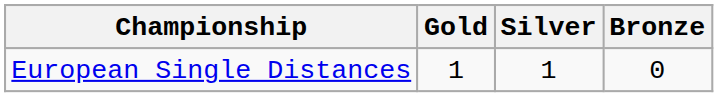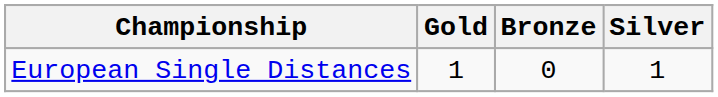columns swapped: (549, 27) <-> (657, 27)
